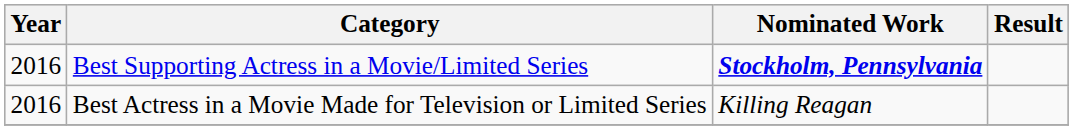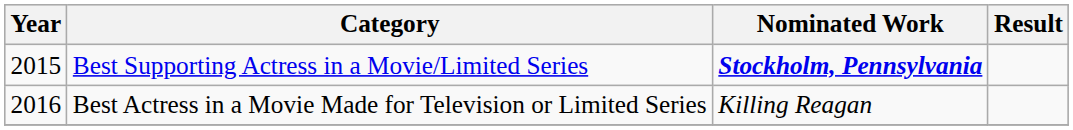(36, 64) 2016 -> (36, 64) 2015
